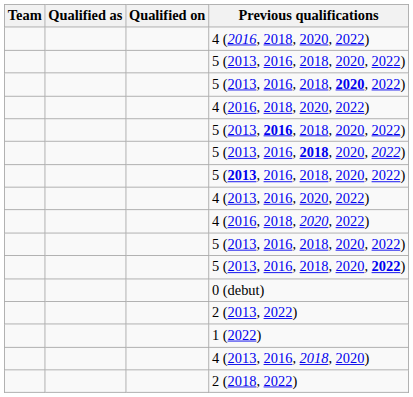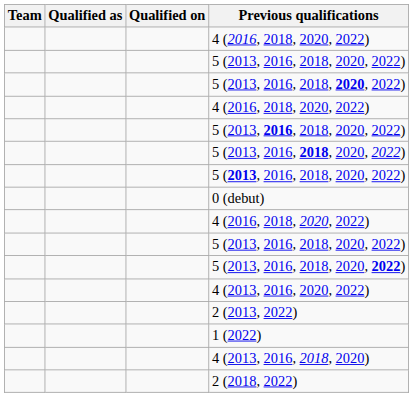rows swapped: (25, 199) <-> (25, 290)
